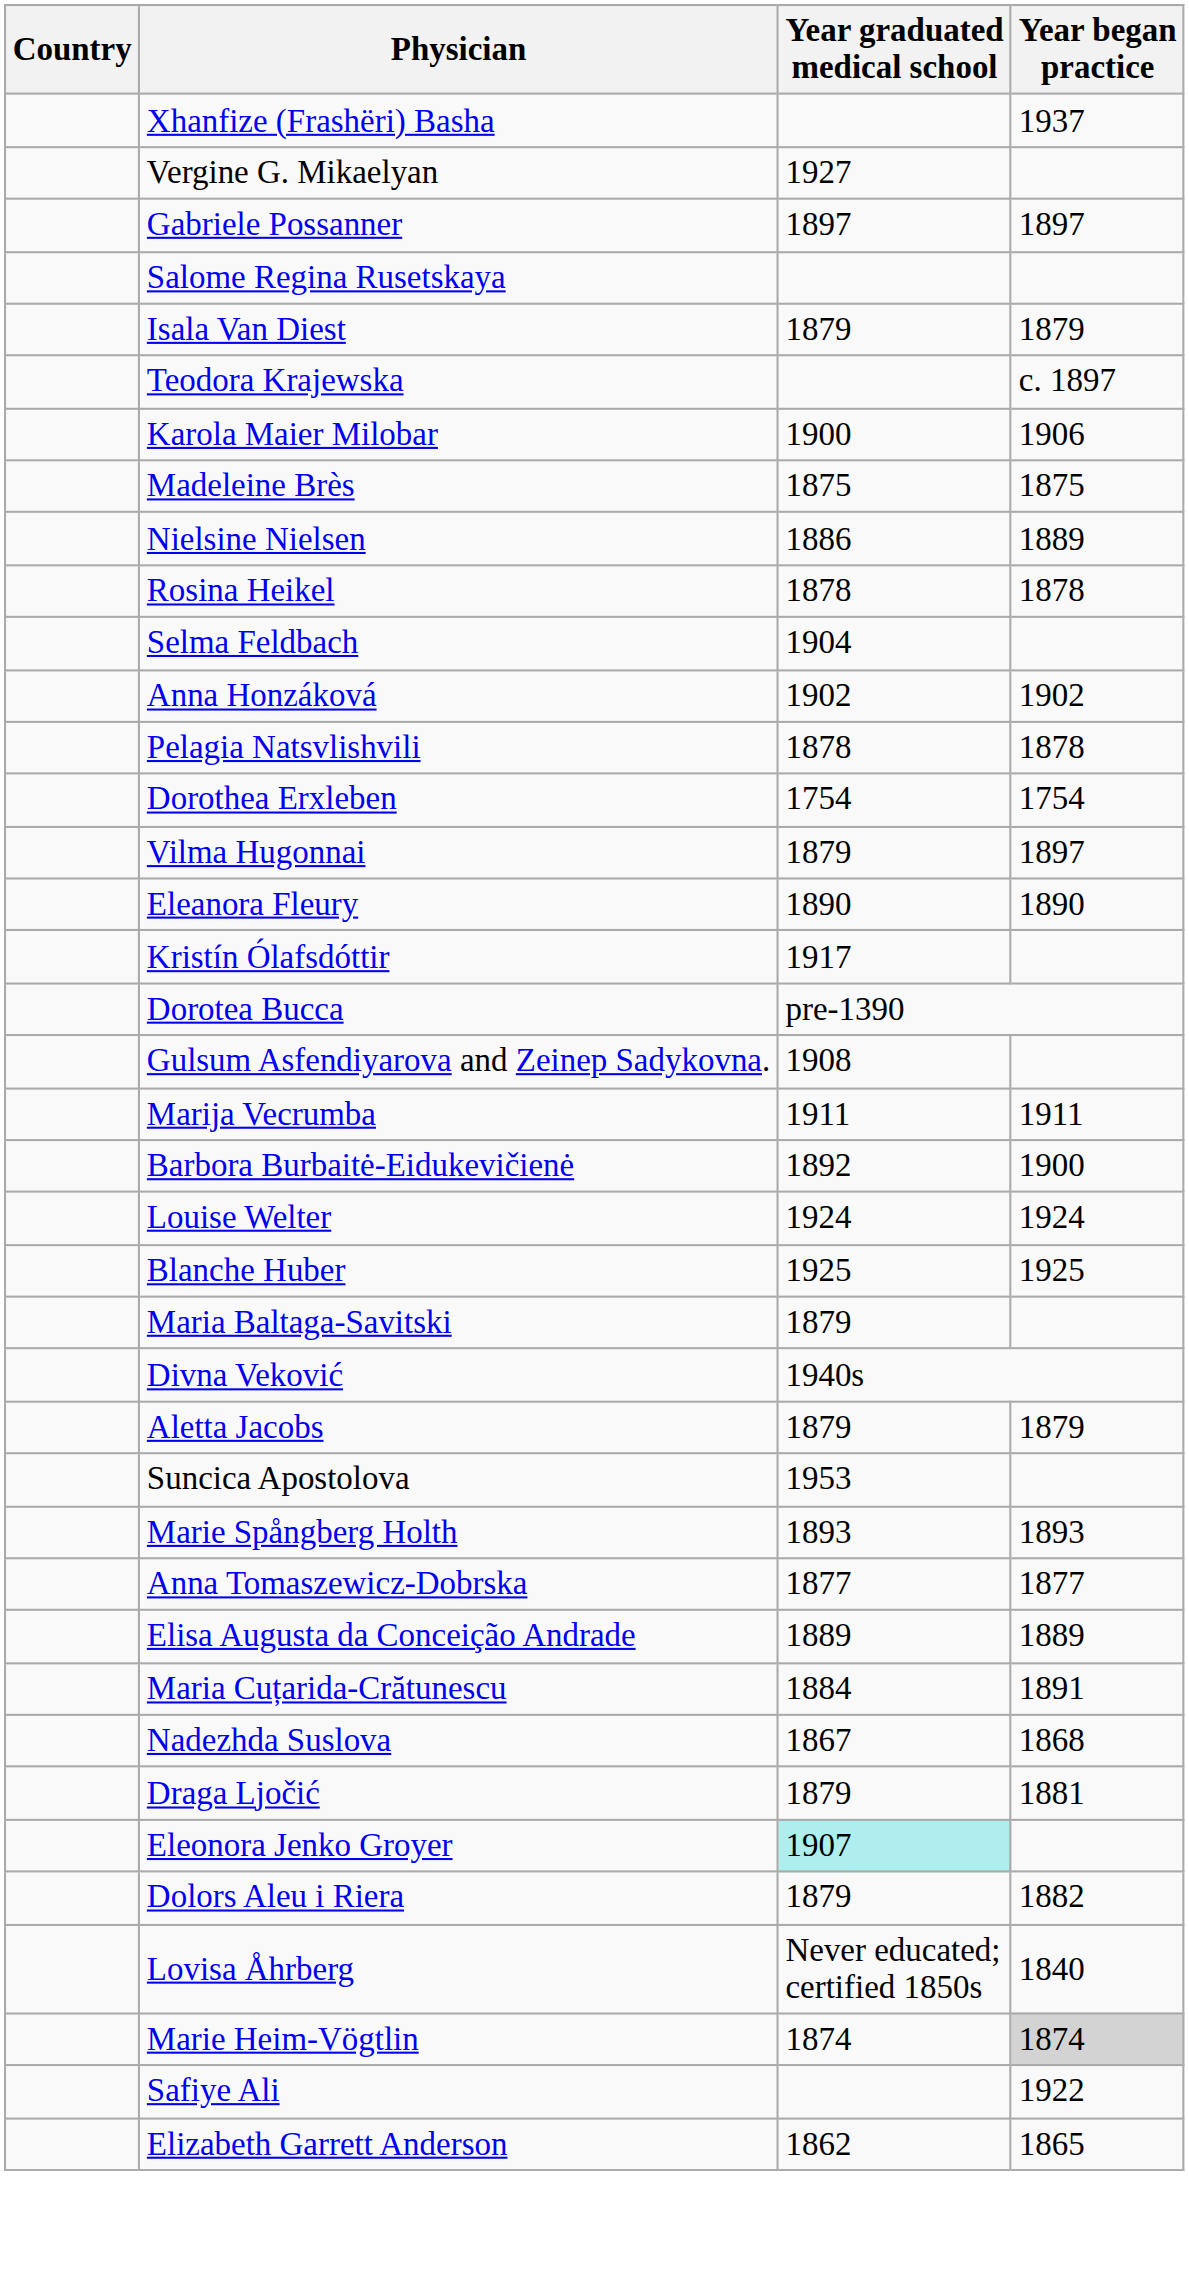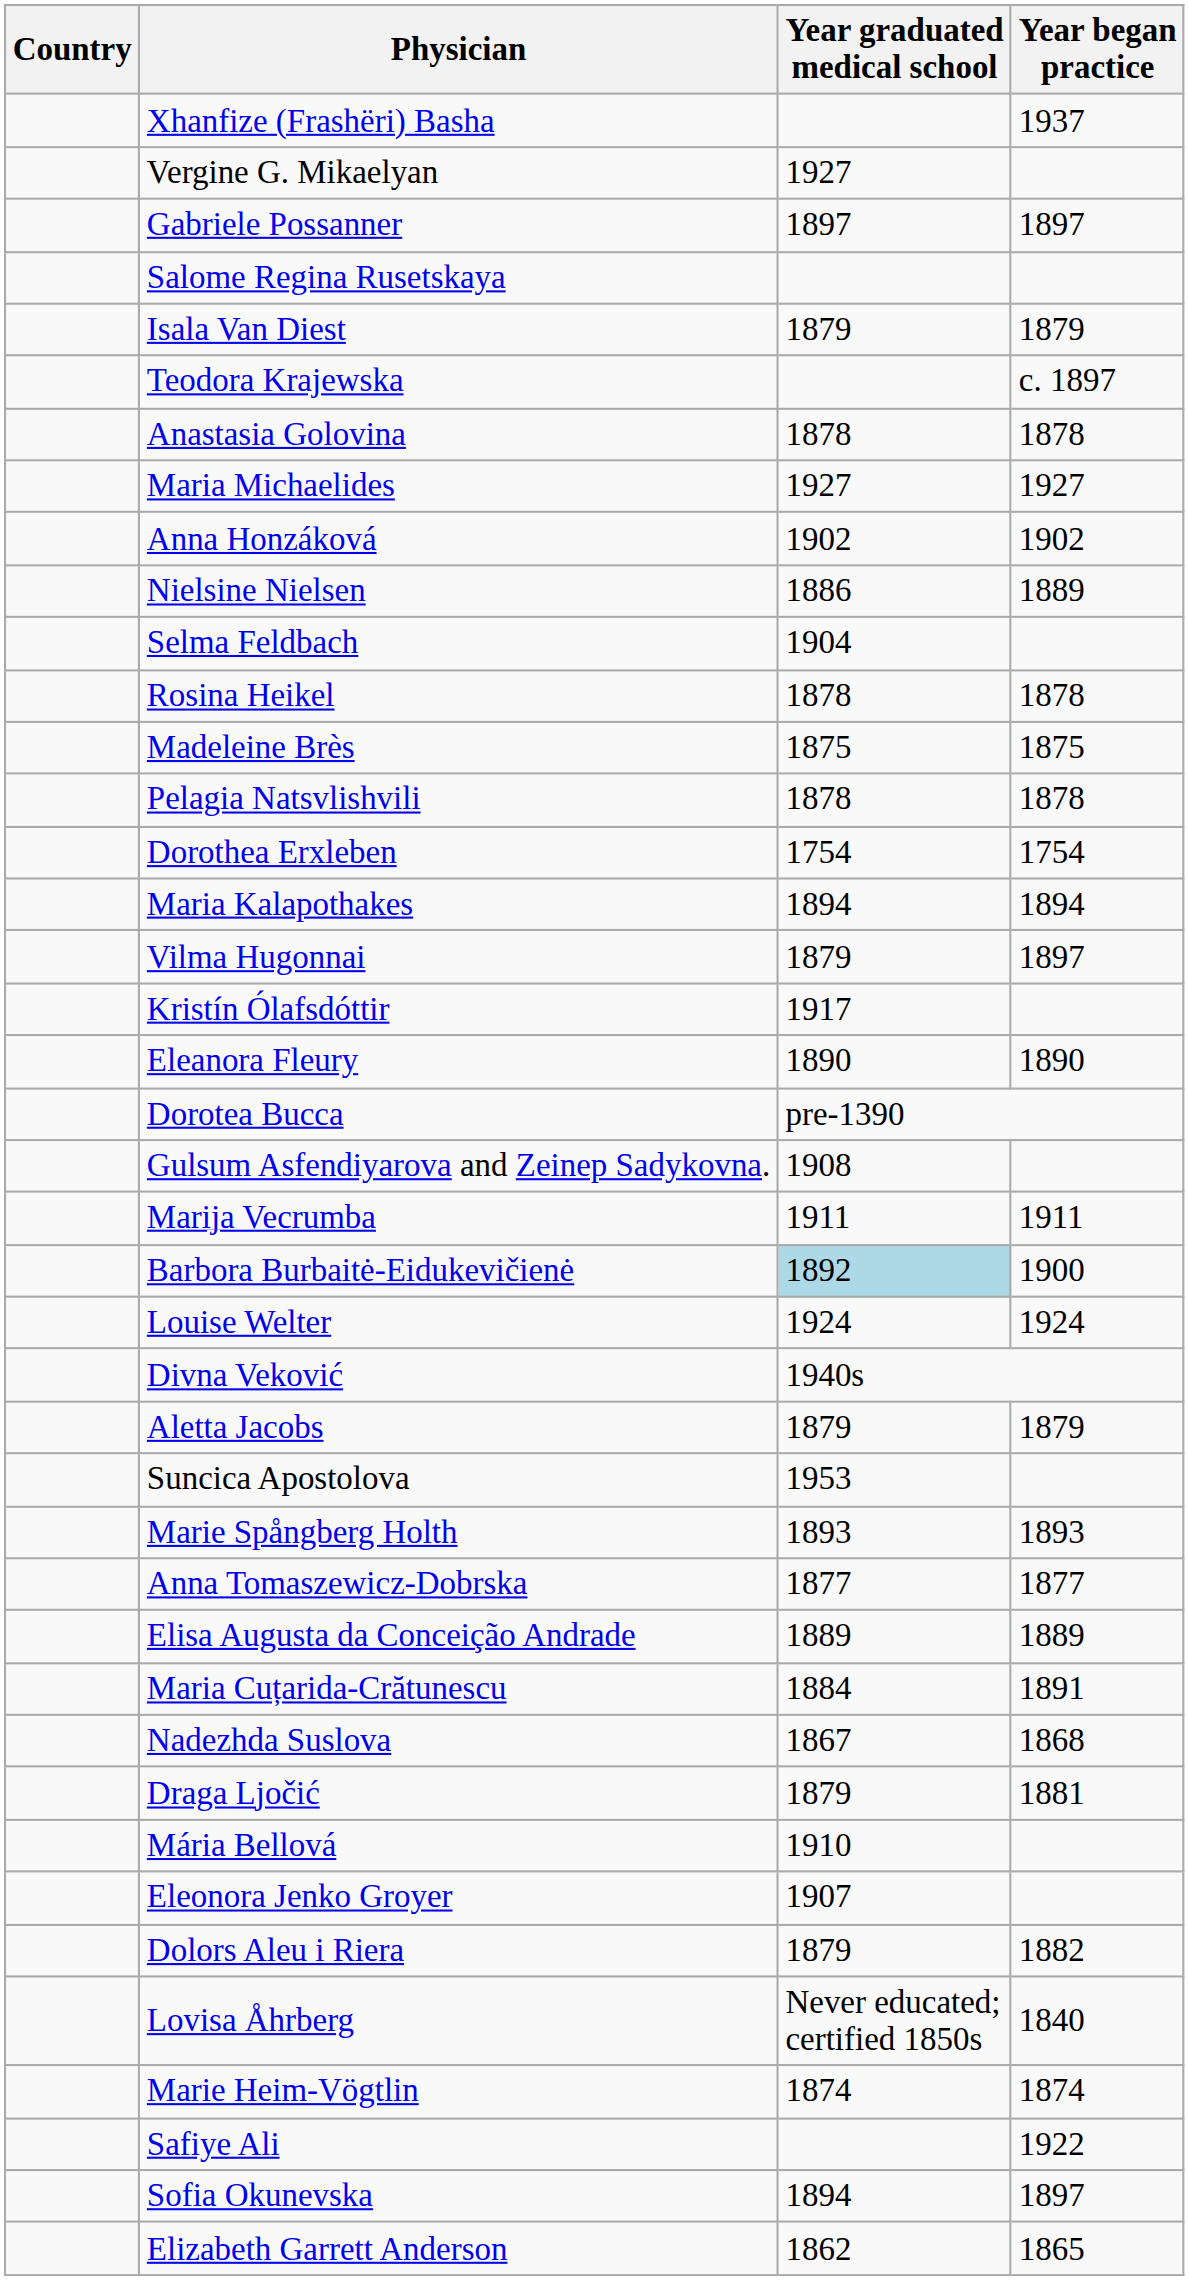+ row: (276, 433)
- row: (292, 433)
+ row: (271, 485)
rows swapped: (262, 694) <-> (251, 485)
rows swapped: (253, 642) <-> (241, 590)
+ row: (280, 904)
rows swapped: (268, 956) <-> (253, 904)
(818, 1165) no background -> (818, 1269) lightblue background
- row: (246, 1269)
- row: (299, 1322)
+ row: (242, 1844)
(818, 1844) paleturquoise background -> (818, 1897) no background
(1052, 2038) lightgrey background -> (1052, 2091) no background
+ row: (260, 2195)
